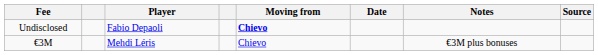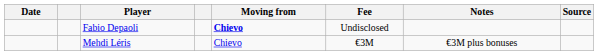columns swapped: (377, 12) <-> (43, 12)
